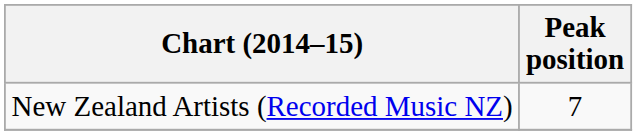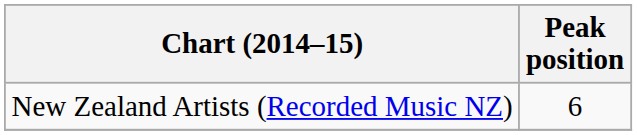(575, 105) 7 -> (575, 105) 6
